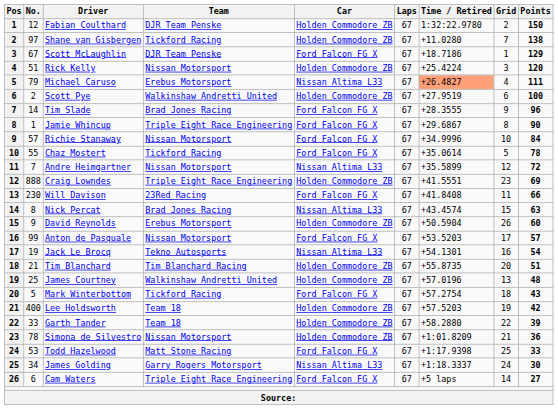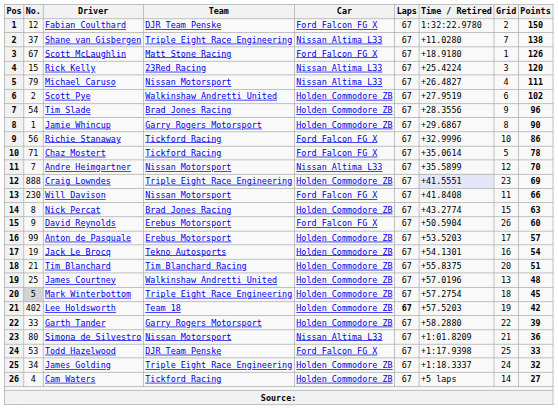(344, 25) Holden Commodore ZB -> (337, 25) Ford Falcon FG X
(33, 39) 97 -> (33, 39) 37
(183, 39) Tickford Racing -> (219, 39) Triple Eight Race Engineering
(344, 39) Holden Commodore ZB -> (339, 39) Nissan Altima L33
(183, 54) DJR Team Penske -> (188, 54) Matt Stone Racing
(441, 54) +18.7186 -> (441, 54) +18.9180
(536, 54) 129 -> (536, 54) 126
(33, 68) 51 -> (33, 68) 15
(188, 68) Nissan Motorsport -> (176, 68) 23Red Racing
(344, 68) Holden Commodore ZB -> (339, 68) Nissan Altima L33
(188, 82) Erebus Motorsport -> (188, 82) Nissan Motorsport
(441, 82) lightsalmon background -> (441, 82) no background
(536, 96) 100 -> (536, 96) 102
(33, 110) 14 -> (33, 110) 54
(337, 110) Ford Falcon FG X -> (344, 110) Holden Commodore ZB
(441, 110) +28.3555 -> (441, 110) +28.3556
(219, 124) Triple Eight Race Engineering -> (204, 124) Garry Rogers Motorsport
(337, 124) Ford Falcon FG X -> (344, 124) Holden Commodore ZB
(33, 138) 57 -> (33, 138) 56
(188, 138) Nissan Motorsport -> (183, 138) Tickford Racing
(441, 138) +34.9996 -> (441, 138) +32.9996
(536, 138) 84 -> (536, 138) 86
(33, 153) 55 -> (33, 153) 71
(536, 167) 72 -> (536, 167) 70
(441, 181) no background -> (441, 181) lavender background
(176, 195) 23Red Racing -> (188, 195) Nissan Motorsport
(339, 209) Nissan Altima L33 -> (344, 209) Holden Commodore ZB
(441, 209) +43.4574 -> (441, 209) +43.2774
(344, 223) Holden Commodore ZB -> (337, 223) Ford Falcon FG X
(188, 238) Nissan Motorsport -> (188, 238) Erebus Motorsport
(337, 238) Ford Falcon FG X -> (344, 238) Holden Commodore ZB
(339, 252) Nissan Altima L33 -> (344, 252) Holden Commodore ZB
(441, 266) +55.8735 -> (441, 266) +55.8375
(33, 294) no background -> (33, 294) lightgrey background
(183, 294) Tickford Racing -> (219, 294) Triple Eight Race Engineering
(337, 294) Ford Falcon FG X -> (344, 294) Holden Commodore ZB
(536, 294) 43 -> (536, 294) 45
(33, 308) 400 -> (33, 308) 402
(407, 308) normal -> (407, 308) bold
(163, 322) Team 18 -> (204, 322) Garry Rogers Motorsport
(33, 337) 78 -> (33, 337) 80
(344, 337) Holden Commodore ZB -> (339, 337) Nissan Altima L33
(188, 351) Matt Stone Racing -> (183, 351) DJR Team Penske
(204, 365) Garry Rogers Motorsport -> (219, 365) Triple Eight Race Engineering
(339, 365) Nissan Altima L33 -> (344, 365) Holden Commodore ZB
(536, 365) 30 -> (536, 365) 32
(33, 379) 6 -> (33, 379) 4
(219, 379) Triple Eight Race Engineering -> (183, 379) Tickford Racing
(337, 379) Ford Falcon FG X -> (344, 379) Holden Commodore ZB
